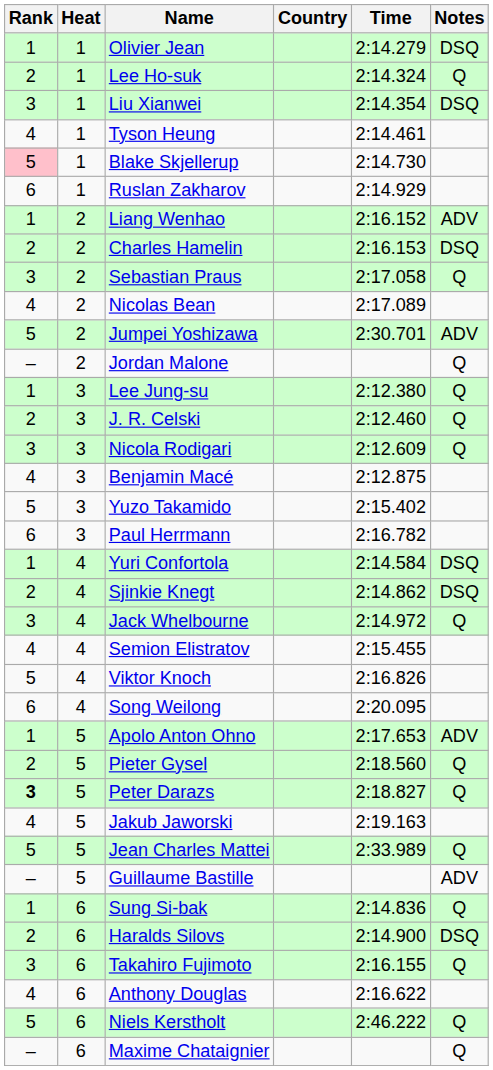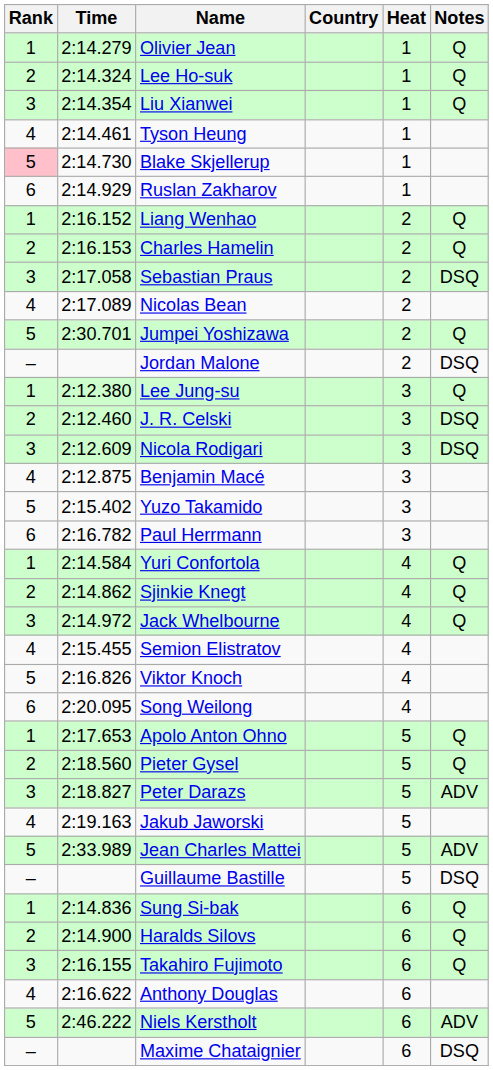columns swapped: (81, 18) <-> (391, 18)
(459, 47) DSQ -> (459, 47) Q
(459, 104) DSQ -> (459, 104) Q
(459, 219) ADV -> (459, 219) Q
(459, 248) DSQ -> (459, 248) Q
(459, 276) Q -> (459, 276) DSQ
(459, 334) ADV -> (459, 334) Q
(459, 362) Q -> (459, 362) DSQ
(459, 420) Q -> (459, 420) DSQ
(459, 448) Q -> (459, 448) DSQ
(459, 563) DSQ -> (459, 563) Q
(459, 592) DSQ -> (459, 592) Q
(459, 735) ADV -> (459, 735) Q
(31, 793) bold -> (31, 793) normal
(459, 793) Q -> (459, 793) ADV
(459, 850) Q -> (459, 850) ADV
(459, 879) ADV -> (459, 879) DSQ
(459, 936) DSQ -> (459, 936) Q
(459, 1022) Q -> (459, 1022) ADV
(459, 1051) Q -> (459, 1051) DSQ
